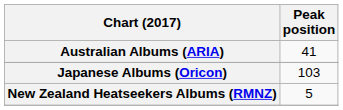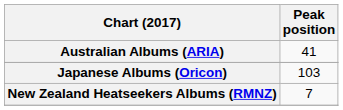(309, 94) 5 -> (309, 94) 7
